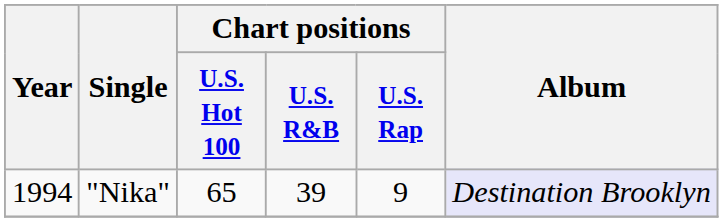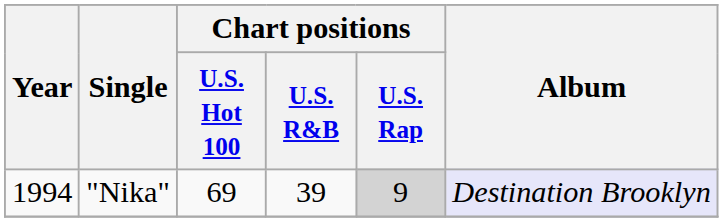(222, 192) 65 -> (222, 192) 69
(401, 192) no background -> (401, 192) lightgrey background
